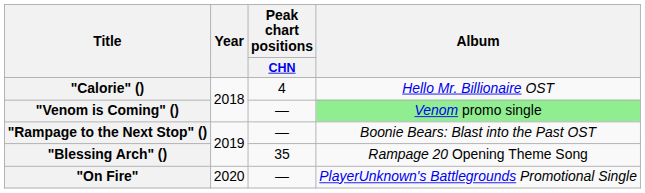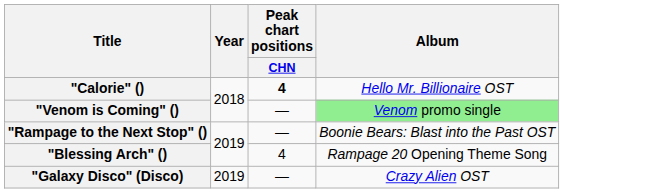(282, 88) normal -> (282, 88) bold
(282, 154) 35 -> (282, 154) 4
+ row: (107, 177)
- row: (107, 177)
